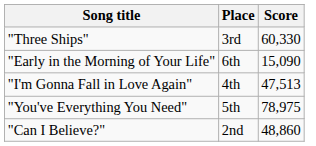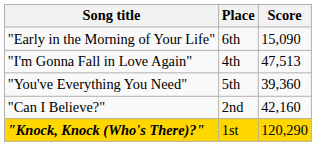- row: (48, 38)
(281, 107) 78,975 -> (281, 84) 39,360
(281, 130) 48,860 -> (281, 107) 42,160
+ row: (106, 130)
